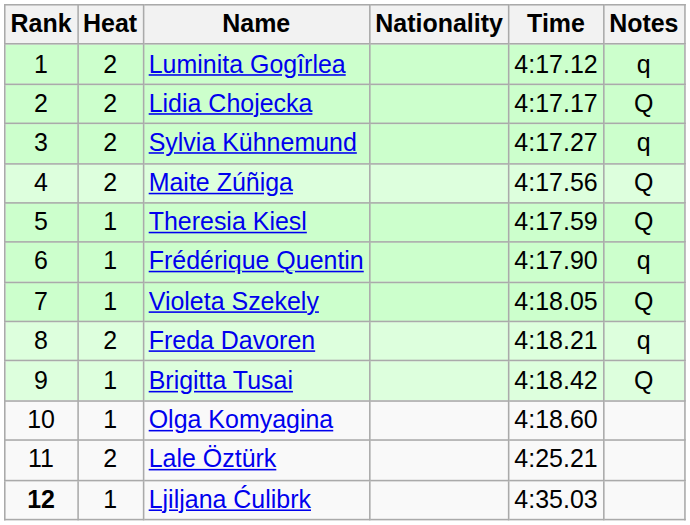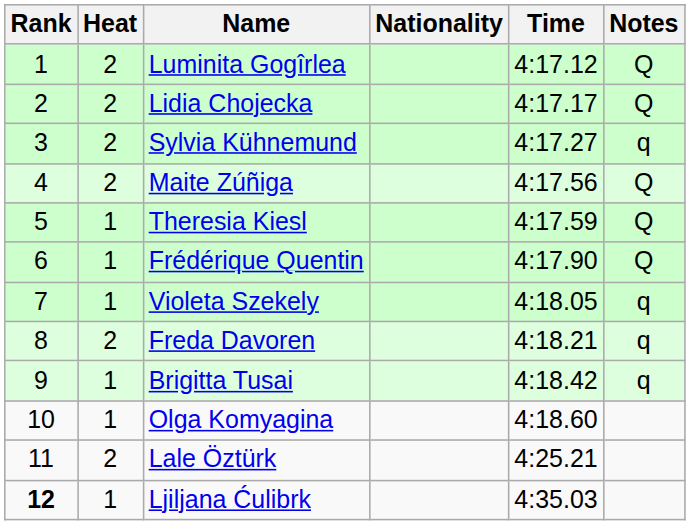(644, 63) q -> (644, 63) Q
(644, 261) q -> (644, 261) Q
(644, 301) Q -> (644, 301) q
(644, 380) Q -> (644, 380) q
